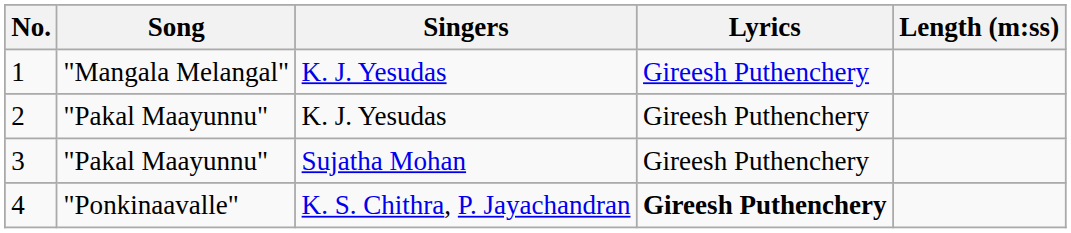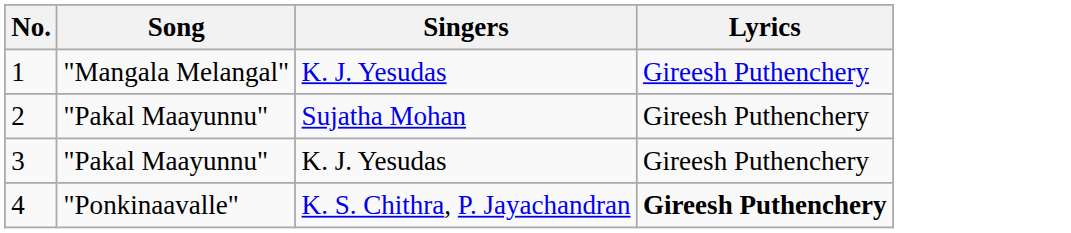- column: (979, 26)
(374, 116) K. J. Yesudas -> (384, 116) Sujatha Mohan
(384, 160) Sujatha Mohan -> (374, 160) K. J. Yesudas
